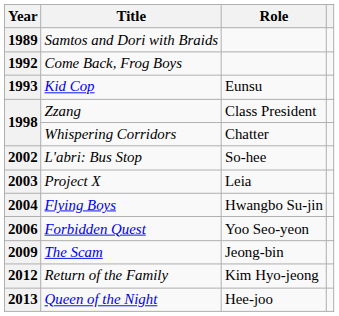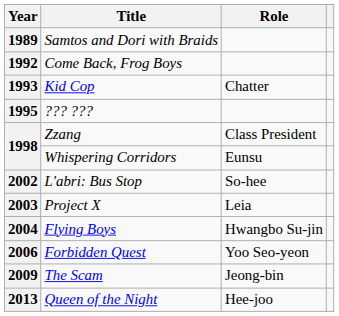(244, 87) Eunsu -> (247, 87) Chatter
+ row: (23, 110)
(247, 134) Chatter -> (244, 157) Eunsu
- row: (23, 275)
